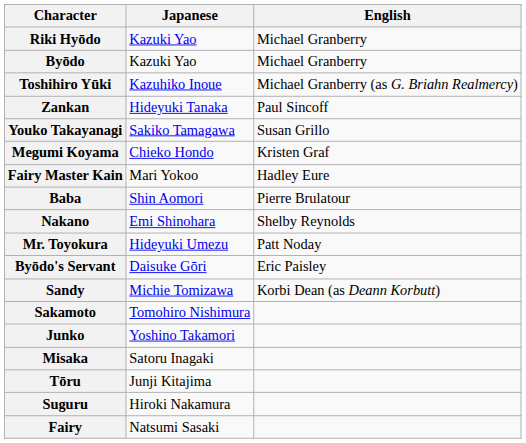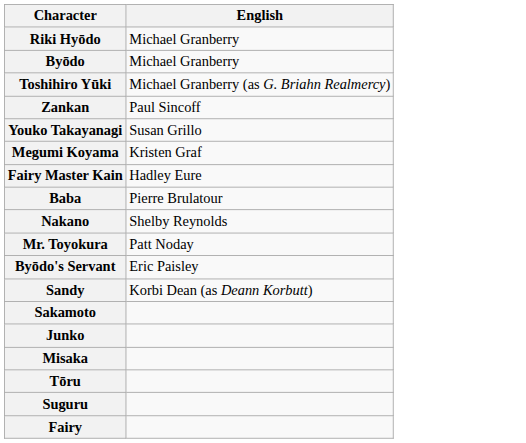- column: (190, 15)
